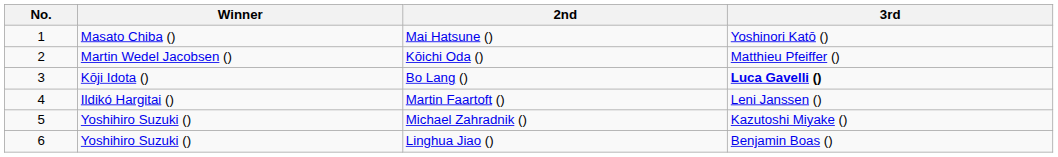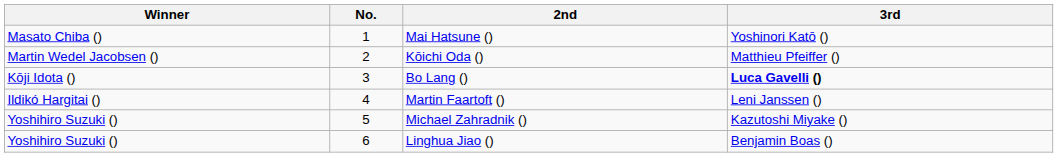columns swapped: (41, 15) <-> (240, 15)
